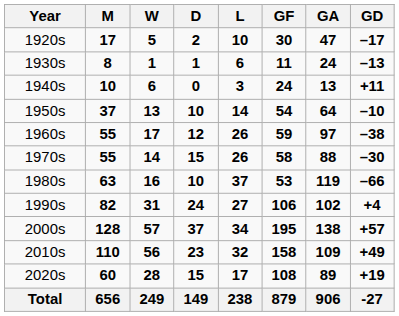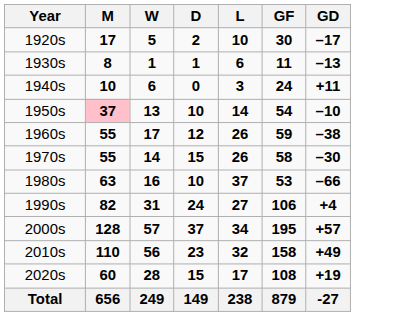- column: (328, 16)
(108, 110) no background -> (108, 110) pink background
